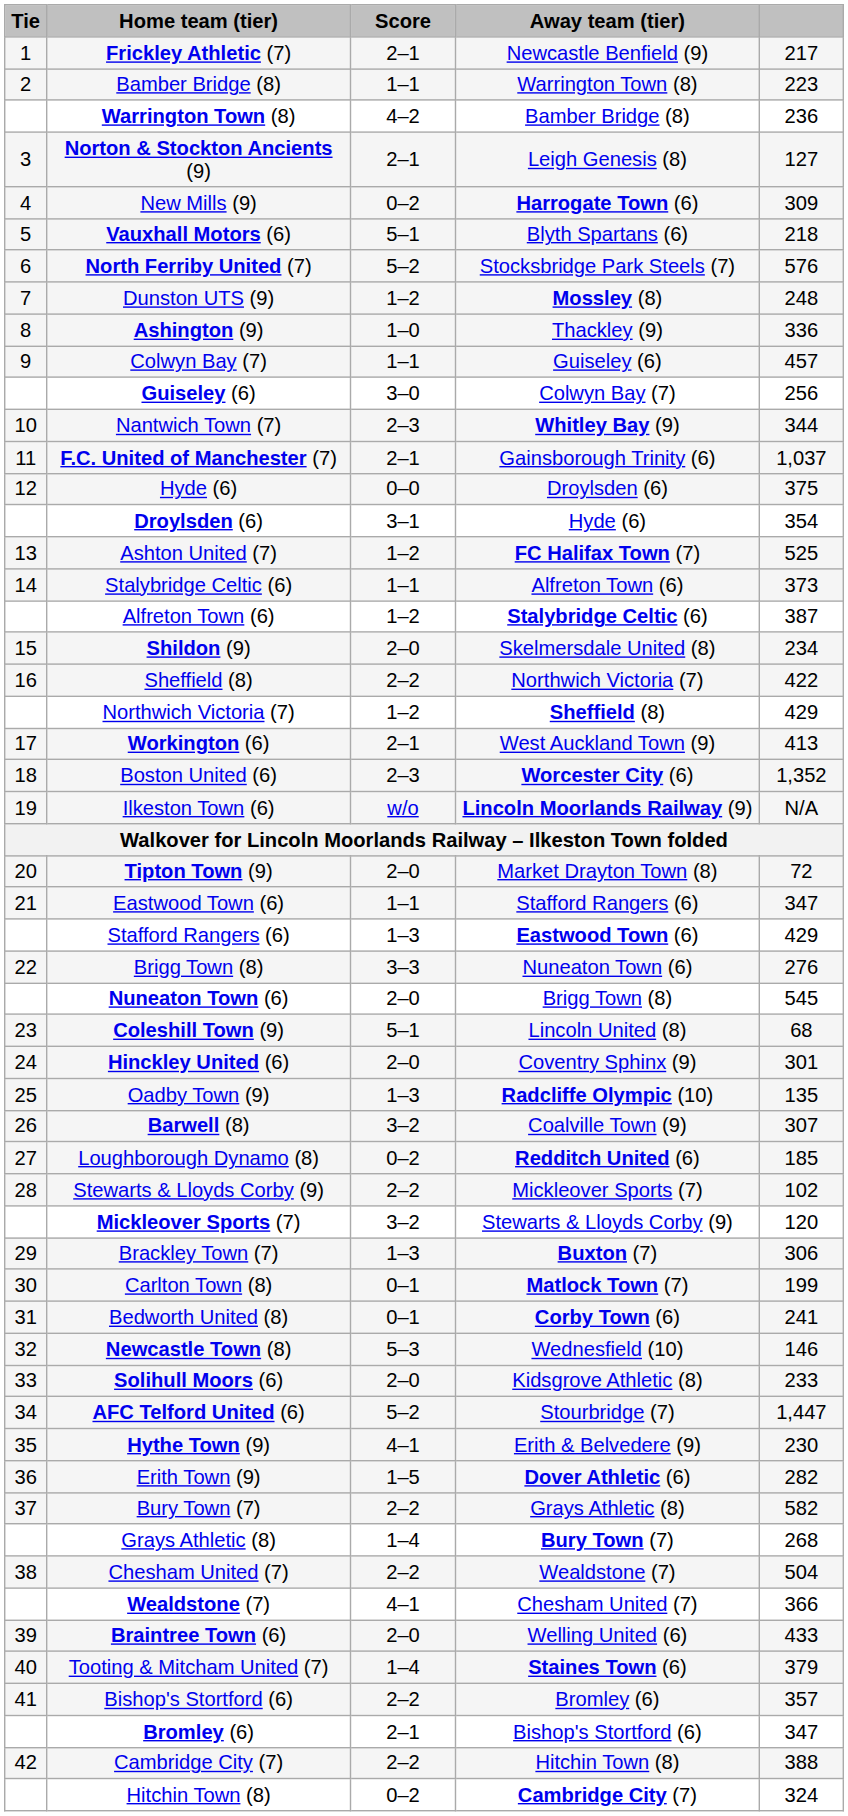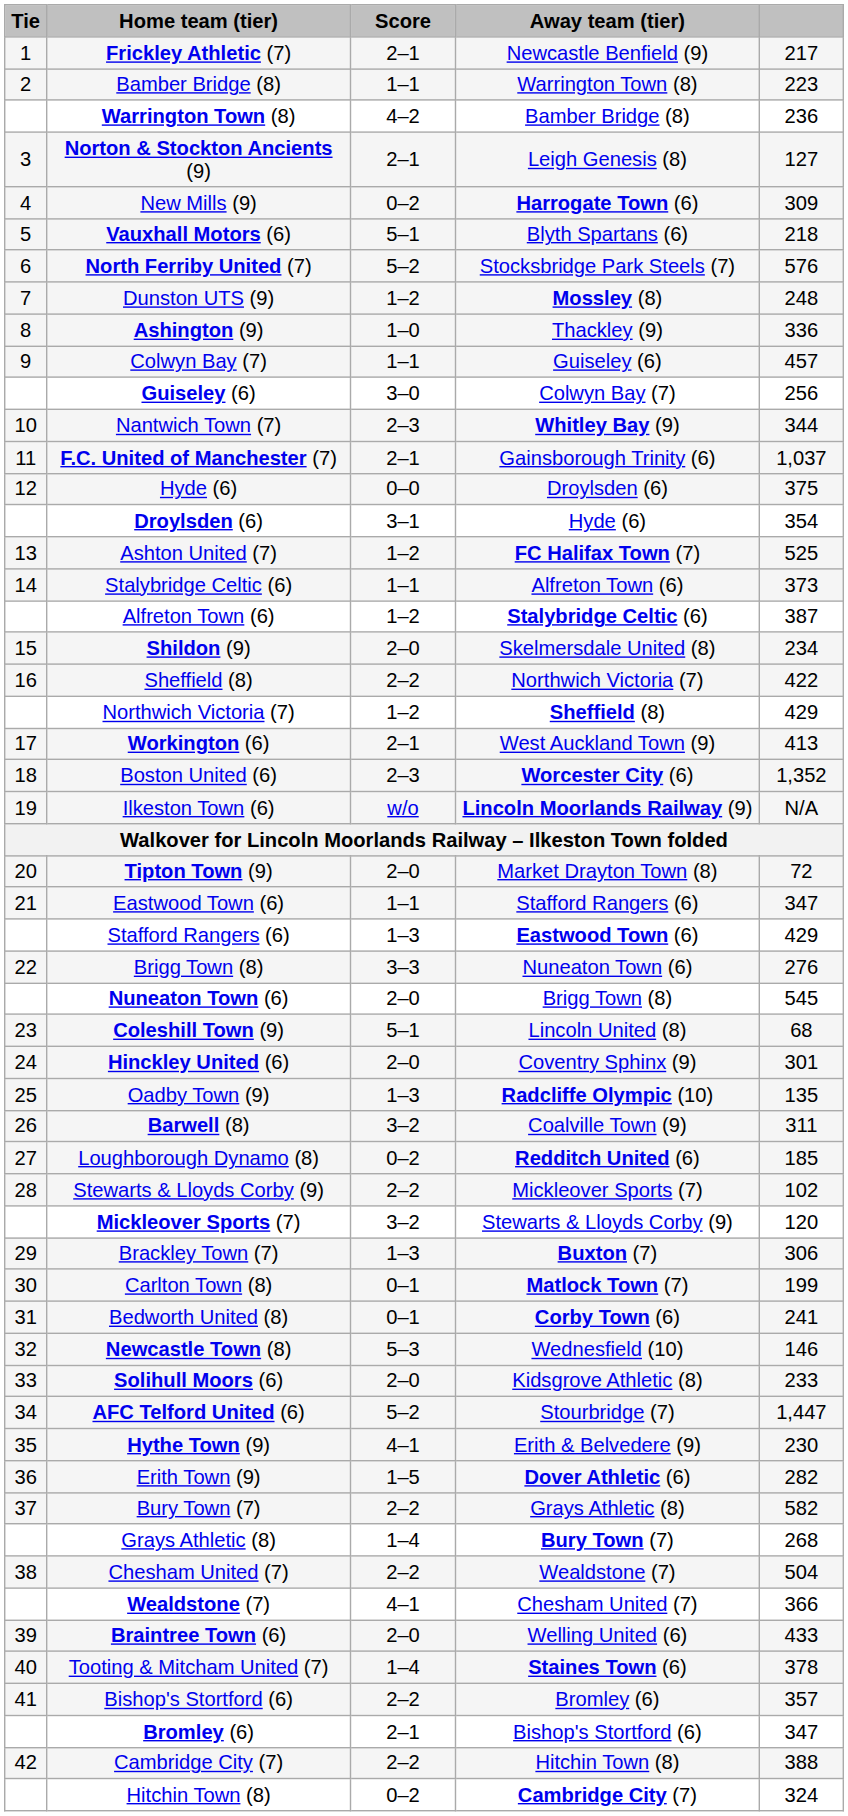(801, 1126) 307 -> (801, 1126) 311
(801, 1668) 379 -> (801, 1668) 378
